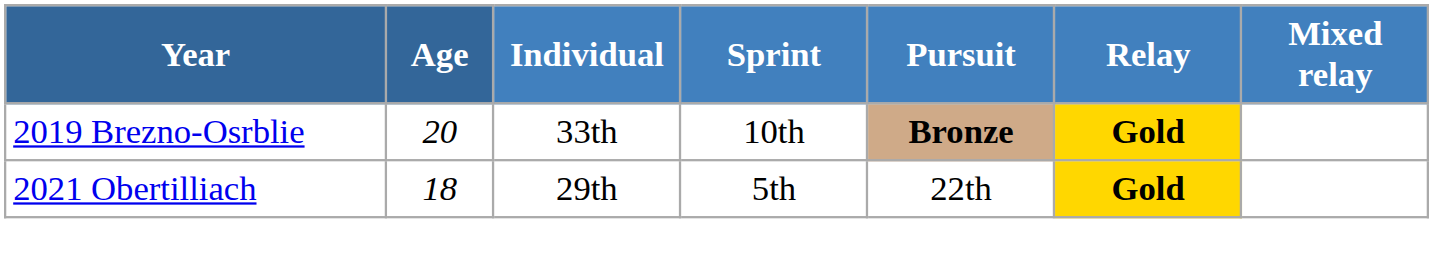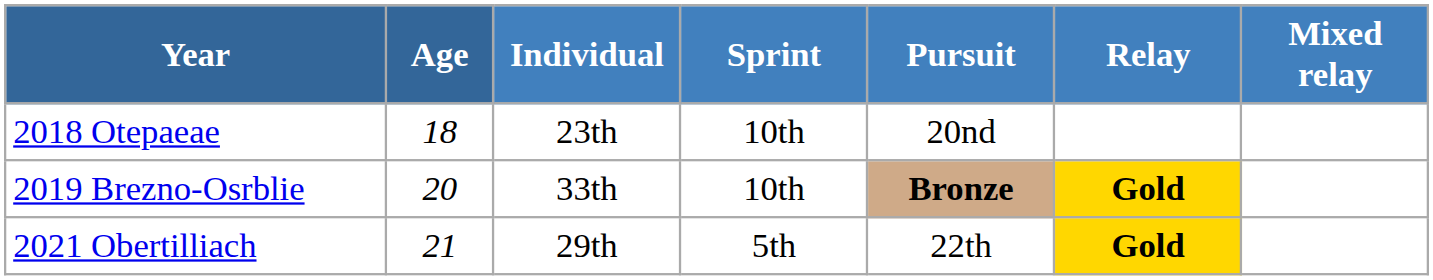+ row: (117, 131)
(440, 188) 18 -> (440, 245) 21
